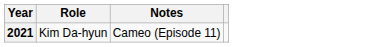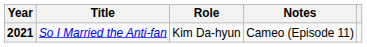+ column: (103, 13)
